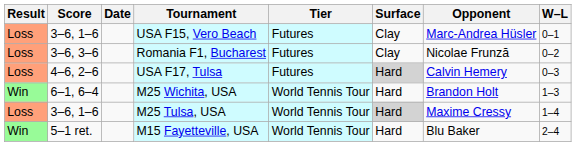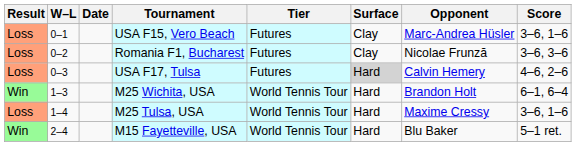columns swapped: (555, 14) <-> (75, 14)
(389, 111) lightgrey background -> (367, 111) no background
